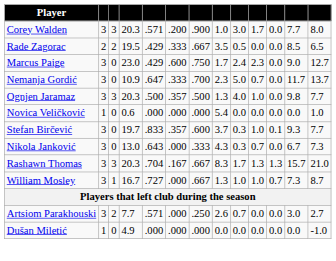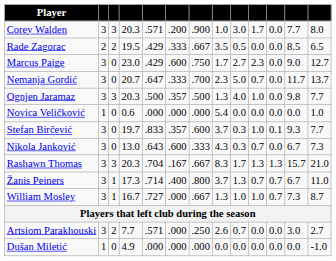(239, 63) 2.4 -> (239, 63) 2.7
(131, 79) 10.9 -> (131, 79) 20.7
(177, 146) .000 -> (177, 146) .600
+ row: (35, 180)
